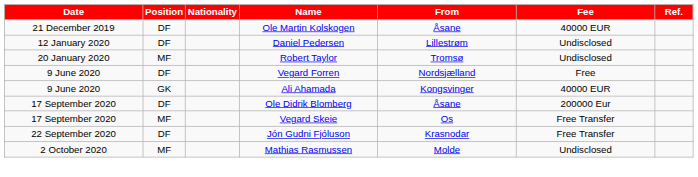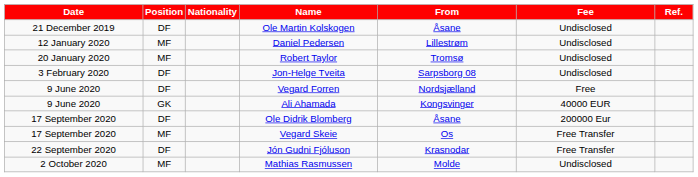(586, 28) 40000 EUR -> (586, 28) Undisclosed
(164, 43) DF -> (164, 43) MF
+ row: (308, 73)
